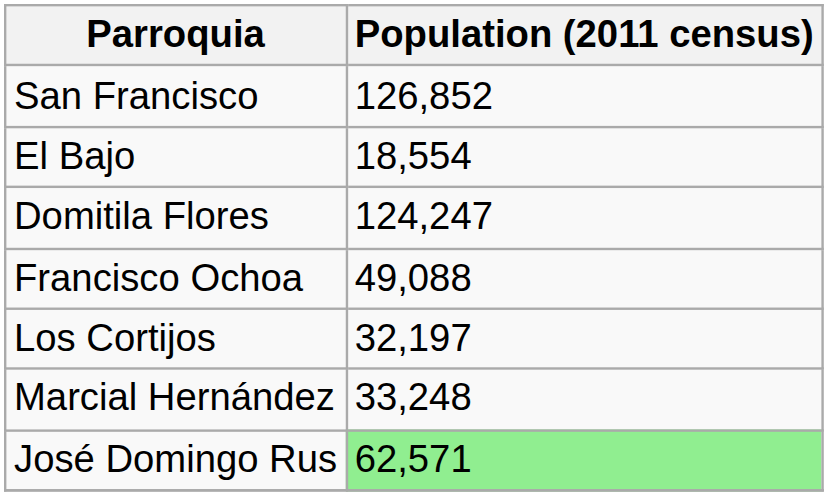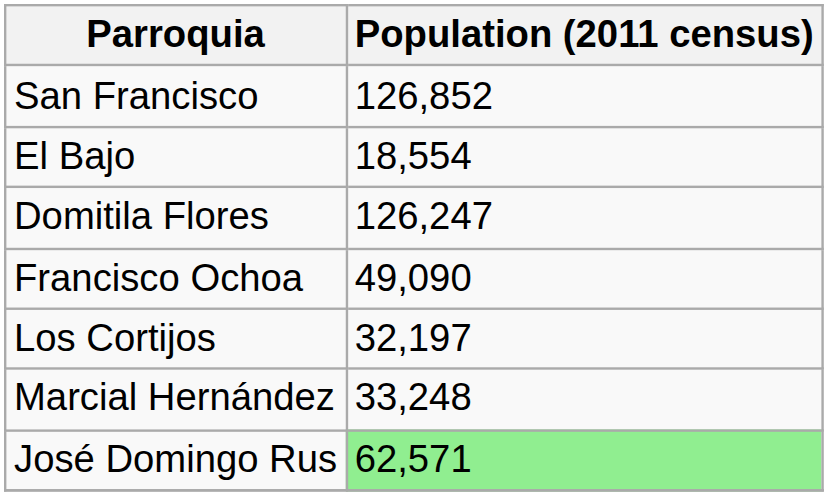(424, 216) 124,247 -> (424, 216) 126,247
(413, 277) 49,088 -> (413, 277) 49,090
